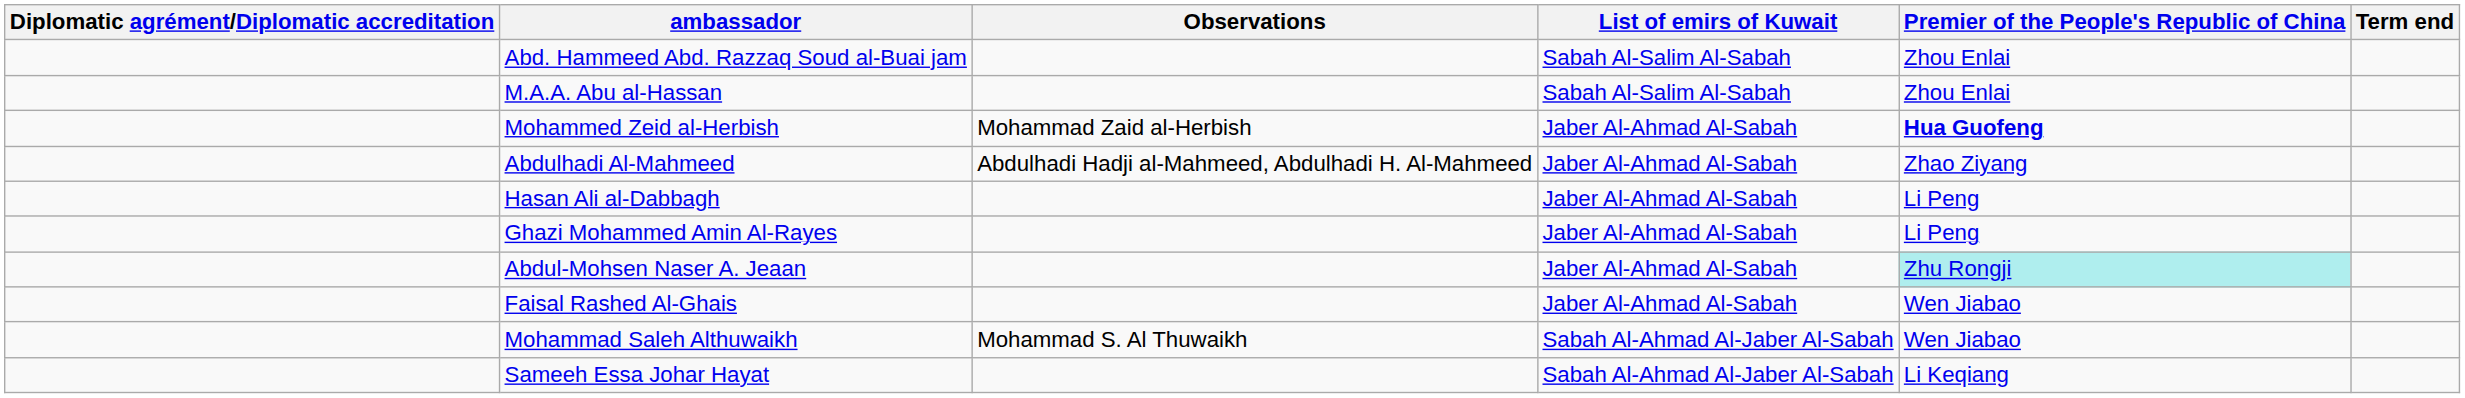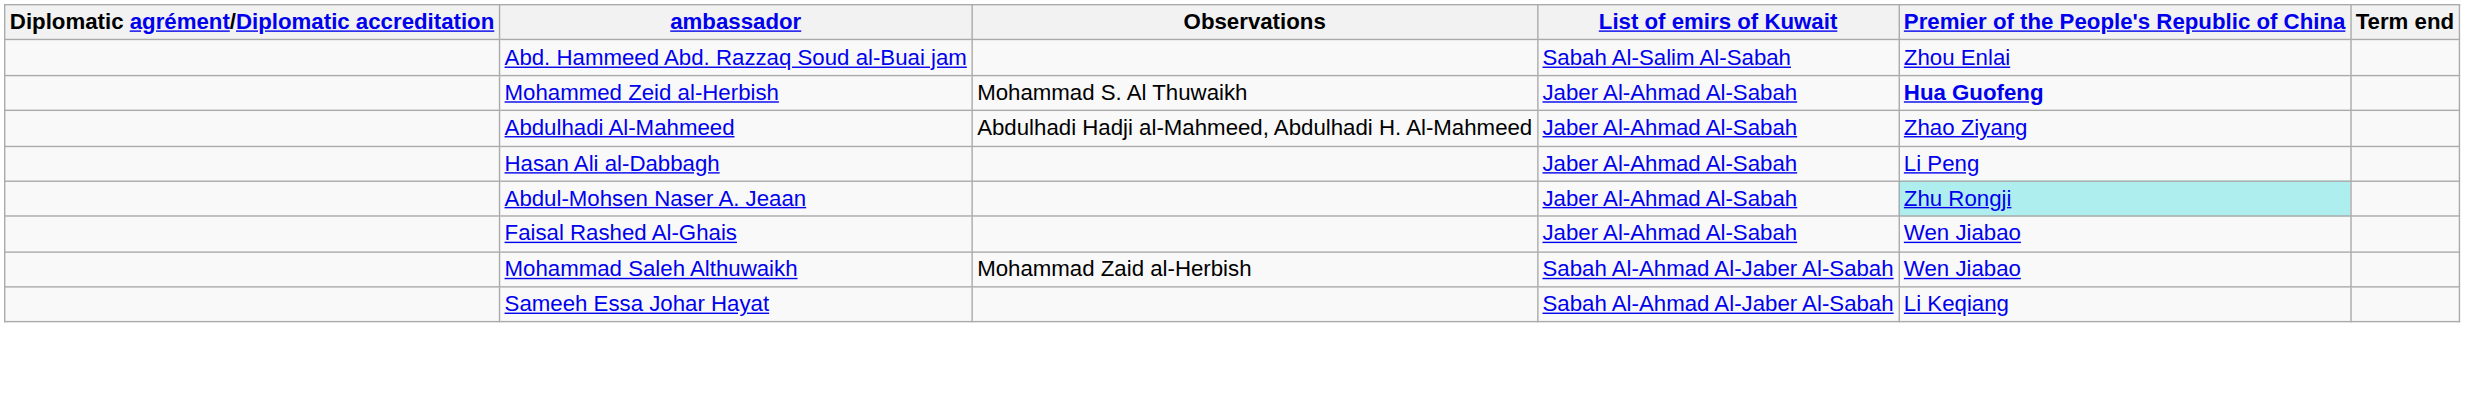- row: (613, 92)
(1114, 127) Mohammad Zaid al-Herbish -> (1112, 92) Mohammad S. Al Thuwaikh
- row: (671, 233)
(1112, 339) Mohammad S. Al Thuwaikh -> (1114, 269) Mohammad Zaid al-Herbish
